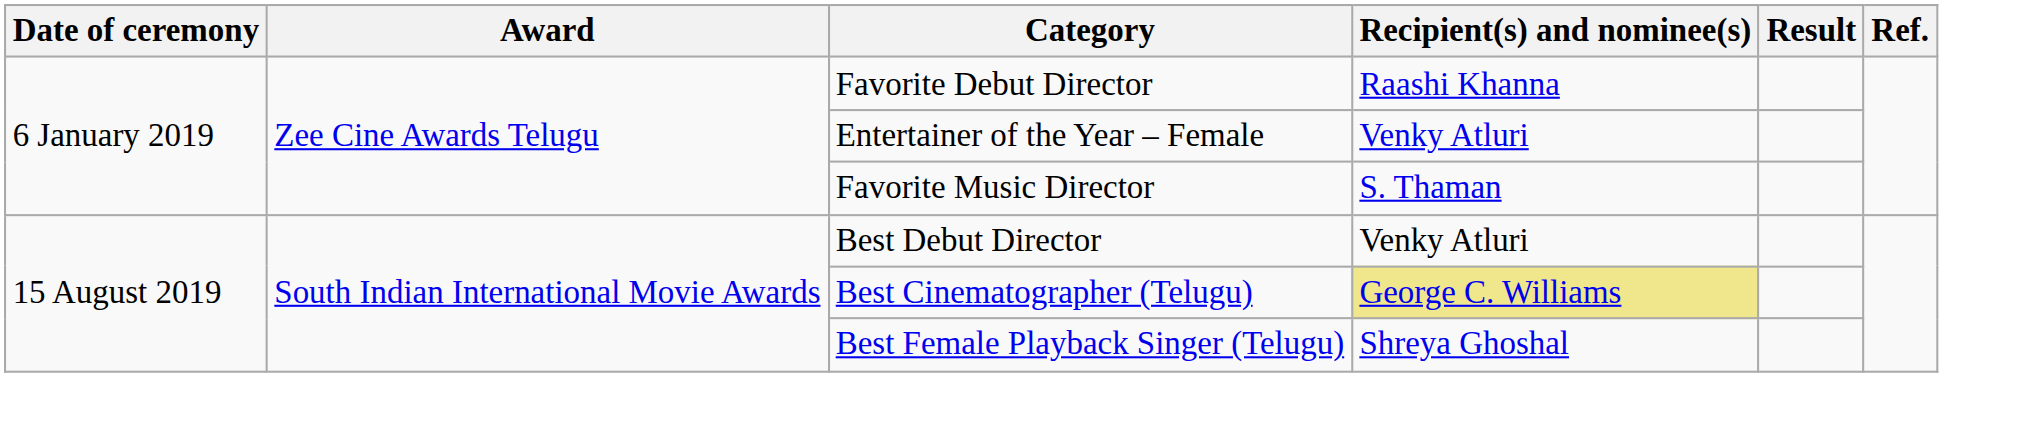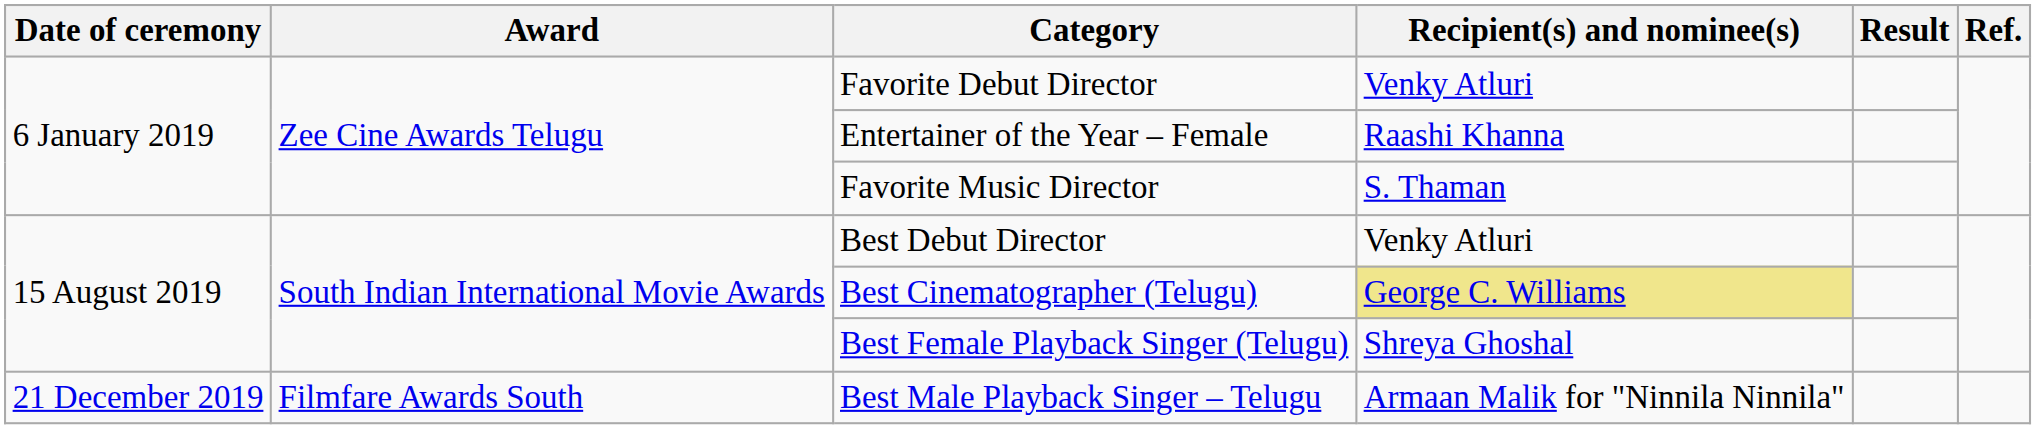(1460, 82) Raashi Khanna -> (1448, 82) Venky Atluri
(1444, 135) Venky Atluri -> (1464, 135) Raashi Khanna
+ row: (1081, 396)
